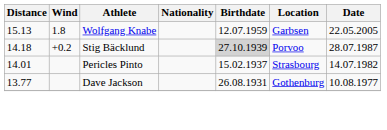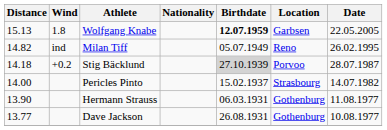(243, 30) normal -> (244, 30) bold
+ row: (105, 47)
(19, 64) 14.01 -> (19, 82) 14.00
+ row: (120, 99)
